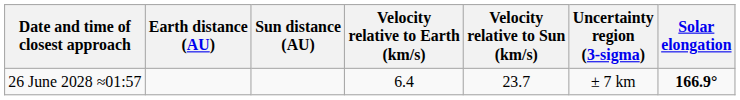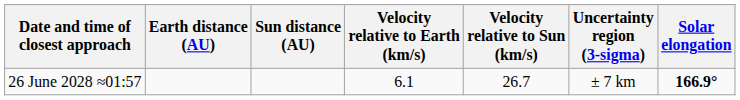(404, 81) 6.4 -> (404, 81) 6.1
(516, 81) 23.7 -> (516, 81) 26.7
